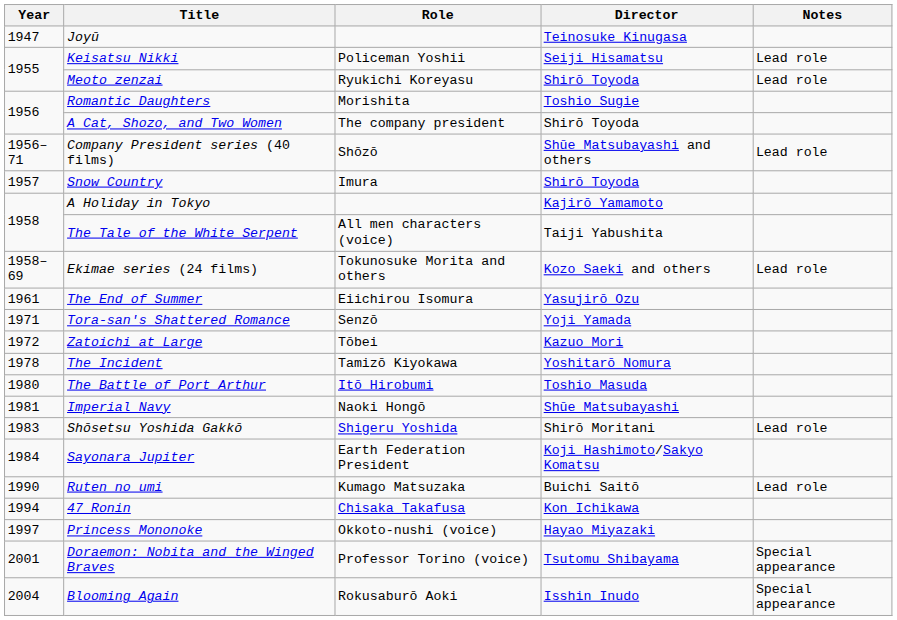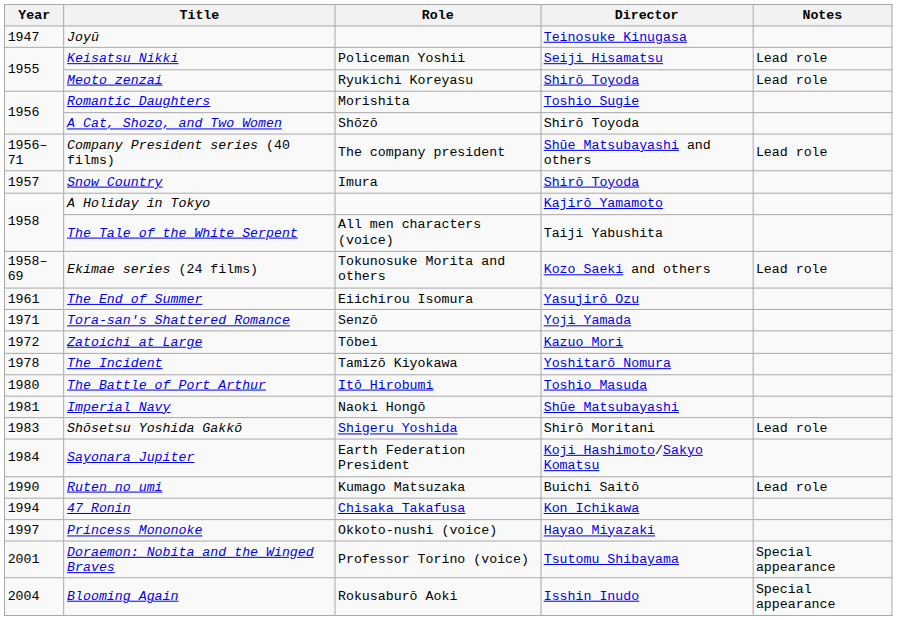(422, 123) The company president -> (358, 123) Shōzō
(358, 153) Shōzō -> (422, 153) The company president
